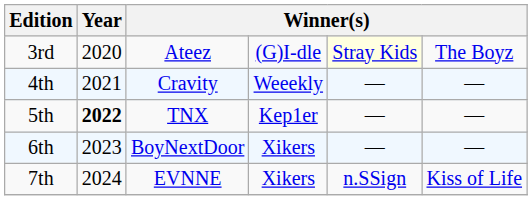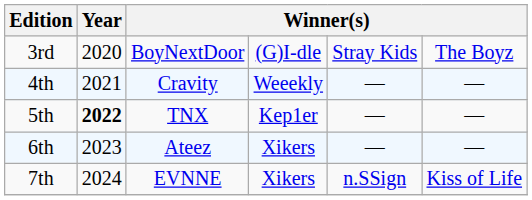(188, 52) Ateez -> (188, 52) BoyNextDoor
(375, 52) lightyellow background -> (375, 52) no background
(188, 147) BoyNextDoor -> (188, 147) Ateez
